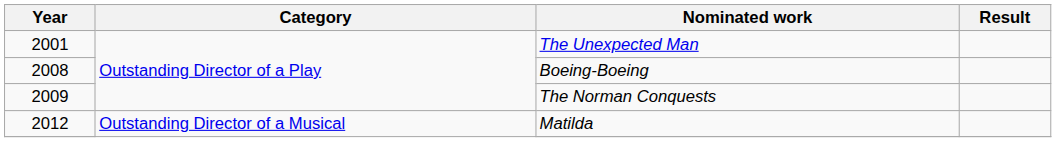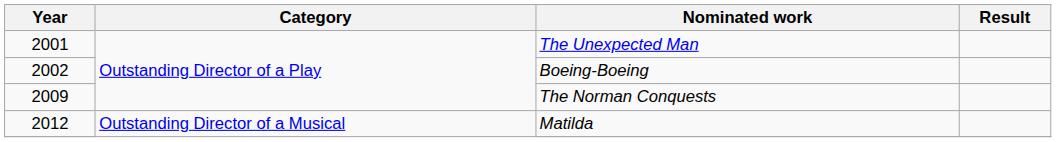(50, 70) 2008 -> (50, 70) 2002
